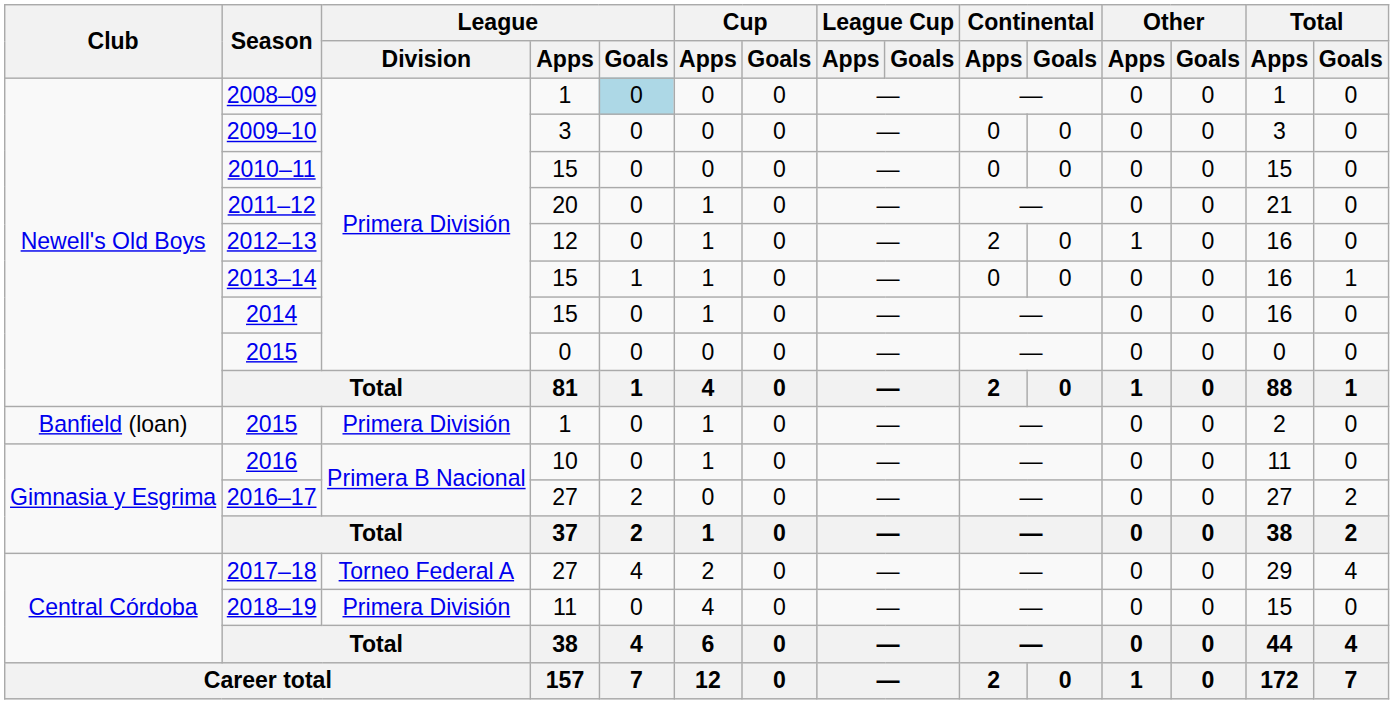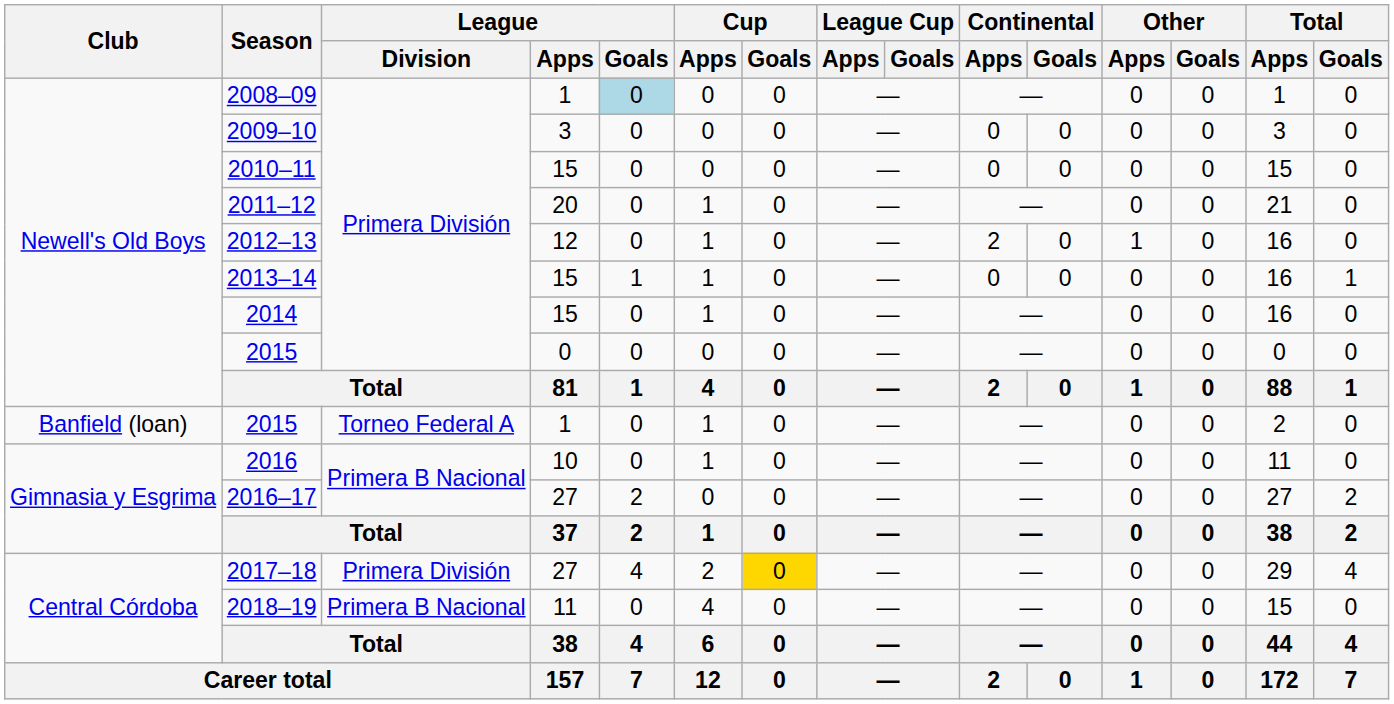(426, 424) Primera División -> (426, 424) Torneo Federal A
(426, 570) Torneo Federal A -> (426, 570) Primera División
(779, 570) no background -> (779, 570) gold background
(426, 607) Primera División -> (426, 607) Primera B Nacional
